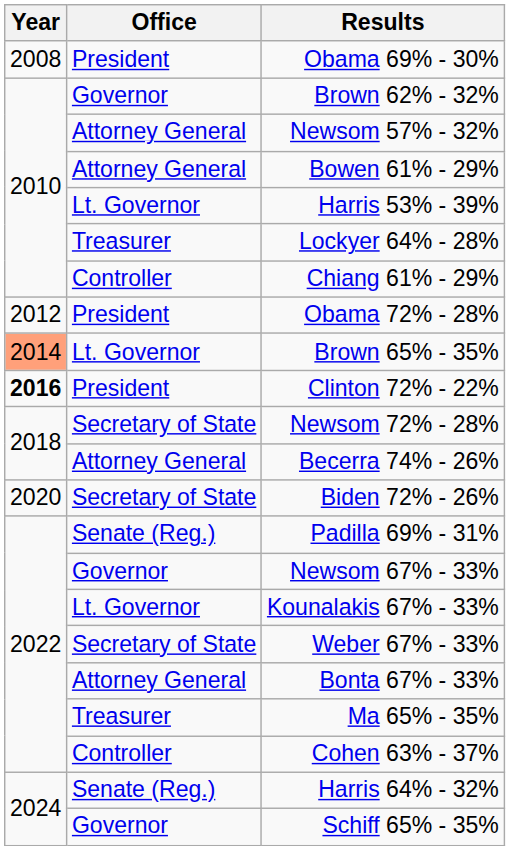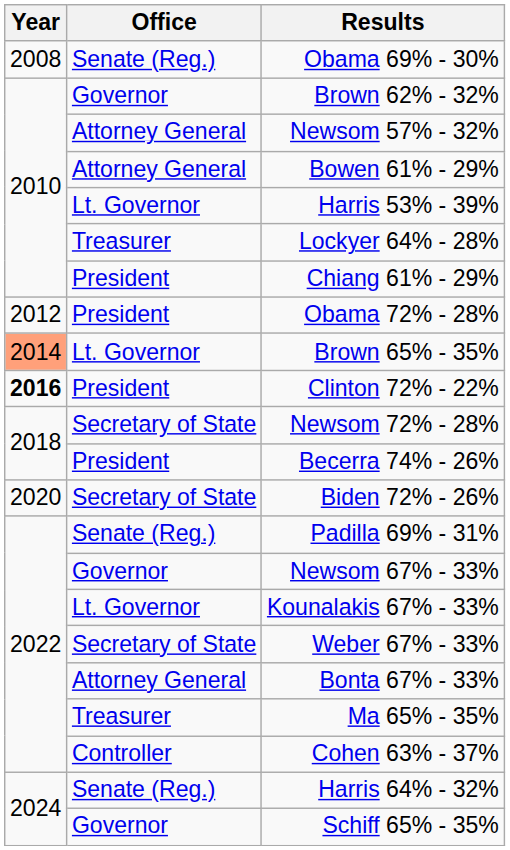(121, 59) President -> (144, 59) Senate (Reg.)
(122, 278) Controller -> (121, 278) President
(159, 461) Attorney General -> (121, 461) President
